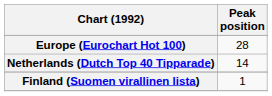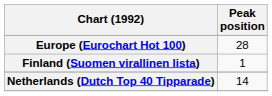rows swapped: (111, 81) <-> (111, 63)
